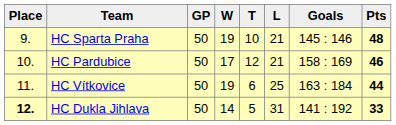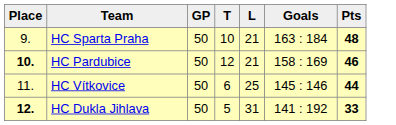- column: (227, 16)
(326, 39) 145 : 146 -> (301, 39) 163 : 184
(26, 62) normal -> (26, 62) bold
(326, 85) 163 : 184 -> (301, 85) 145 : 146
